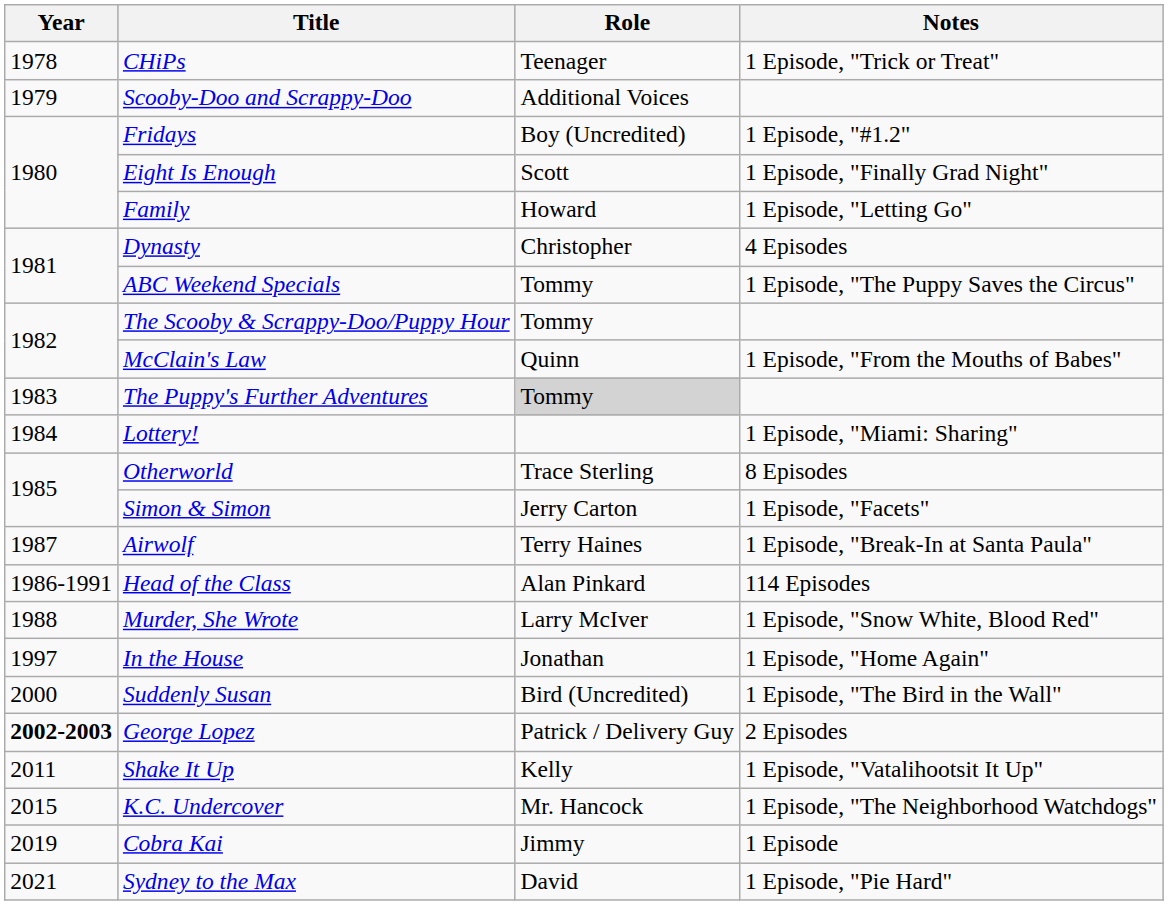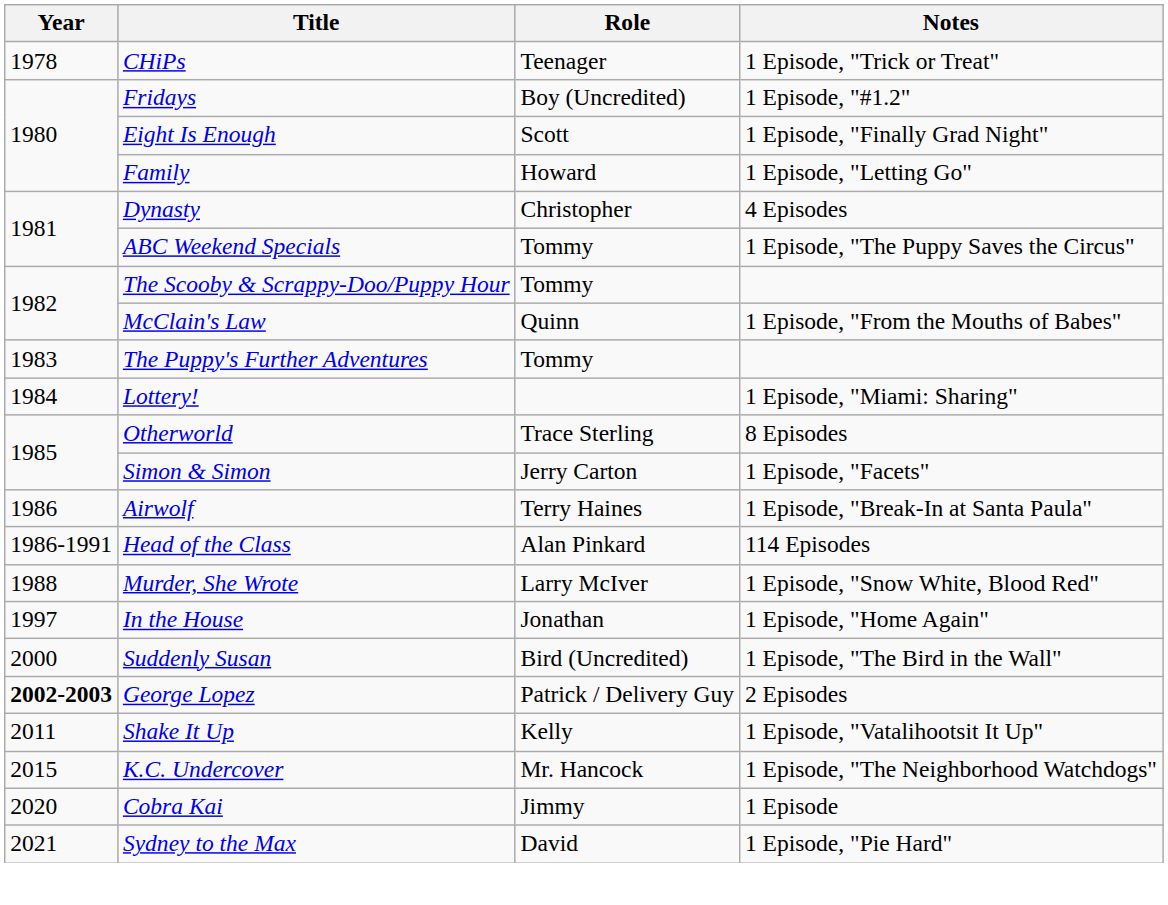- row: (267, 97)
(557, 396) lightgrey background -> (557, 358) no background
(34, 545) 1987 -> (34, 508) 1986
(34, 843) 2019 -> (34, 806) 2020
